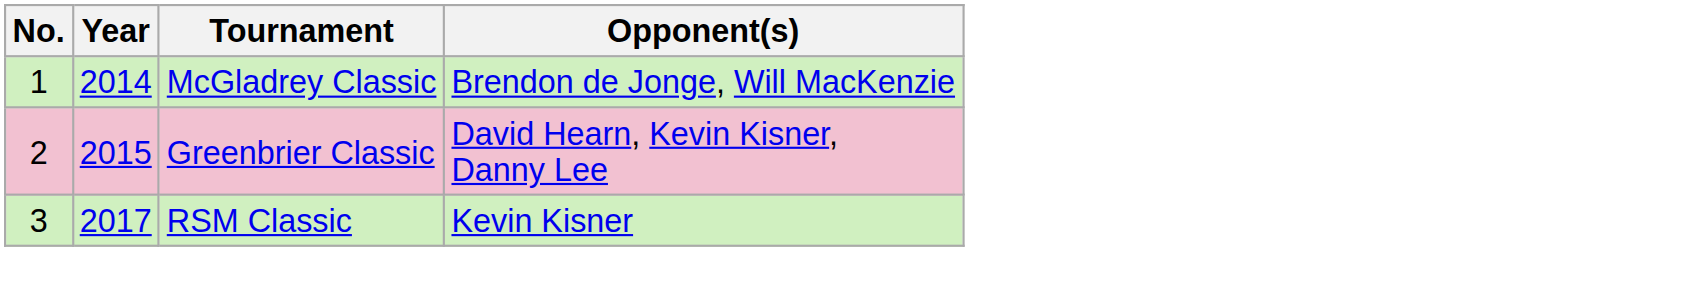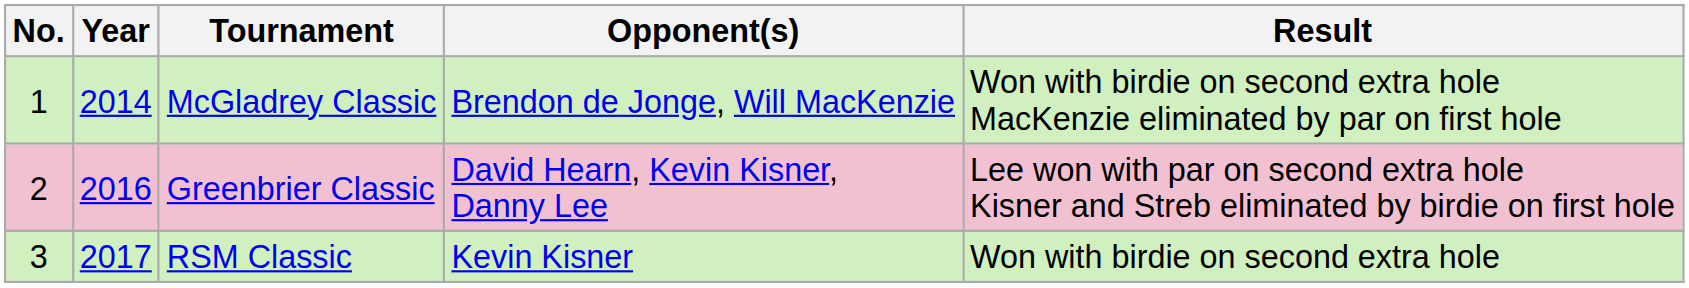+ column: (1322, 31)
(116, 151) 2015 -> (116, 188) 2016
